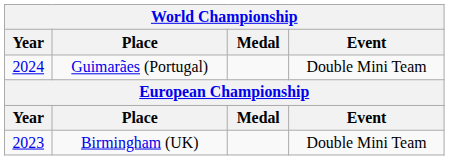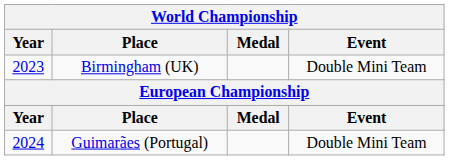rows swapped: (140, 142) <-> (140, 67)
